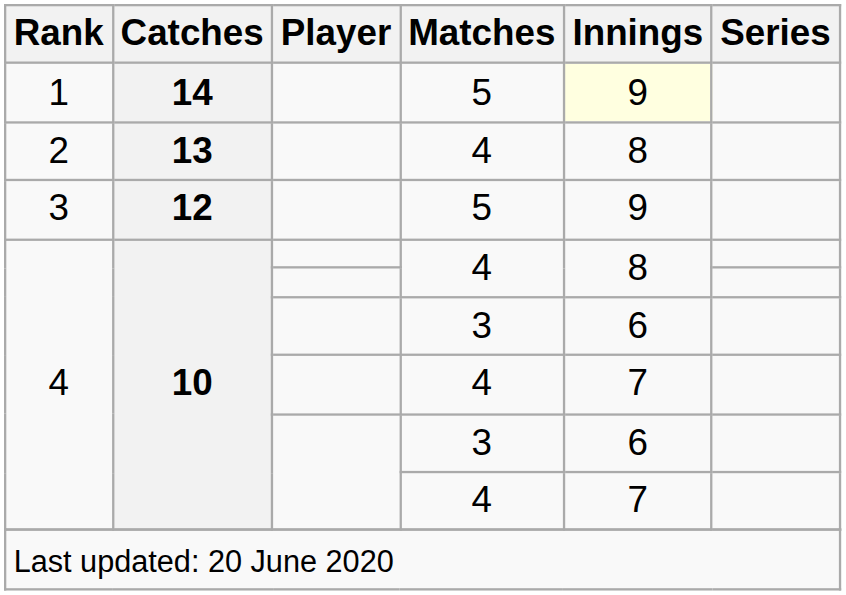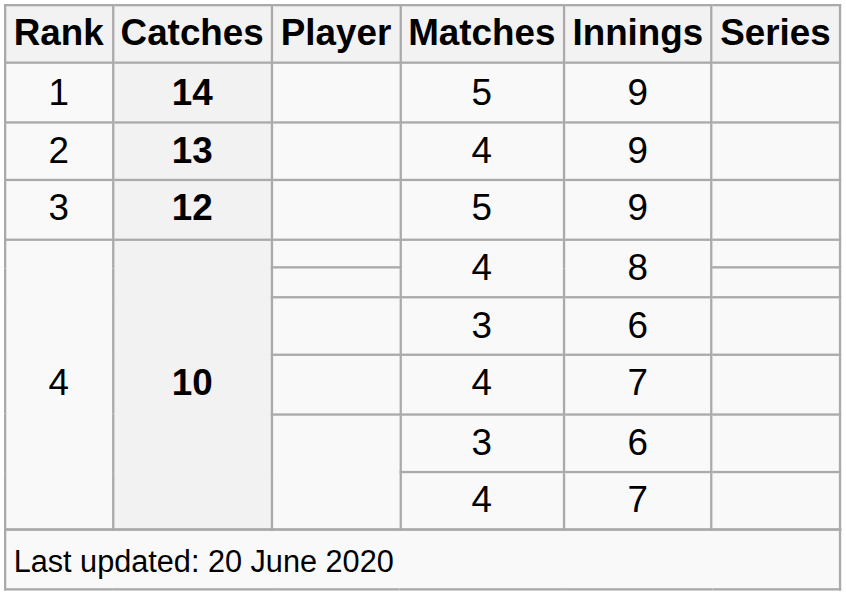(638, 92) lightyellow background -> (638, 92) no background
(638, 150) 8 -> (638, 150) 9
